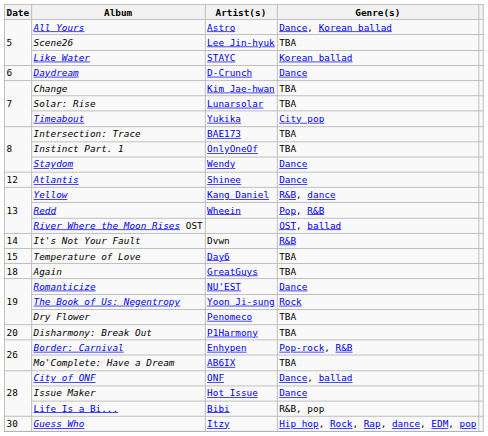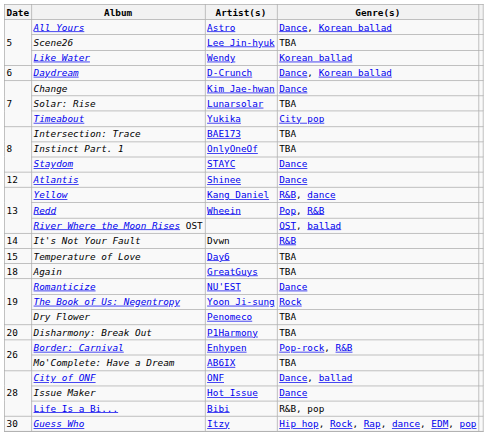(221, 58) STAYC -> (221, 58) Wendy
(293, 73) Dance -> (336, 73) Dance, Korean ballad
(288, 88) TBA -> (293, 88) Dance
(221, 165) Wendy -> (221, 165) STAYC
